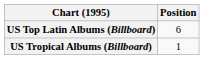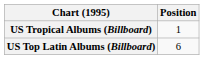rows swapped: (81, 29) <-> (81, 46)
